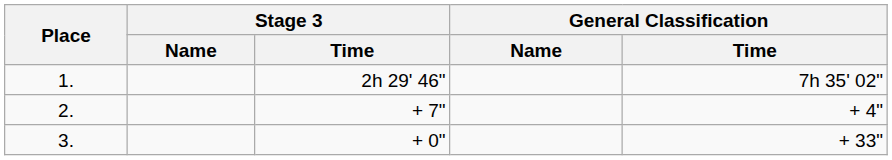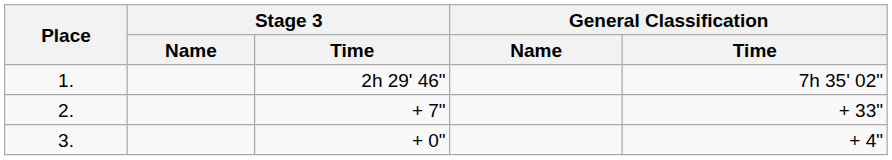(866, 110) + 4" -> (861, 110) + 33"
(861, 140) + 33" -> (866, 140) + 4"
